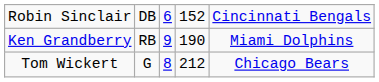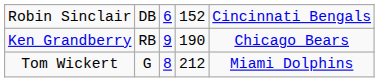(292, 40) Miami Dolphins -> (292, 40) Chicago Bears
(292, 64) Chicago Bears -> (292, 64) Miami Dolphins
